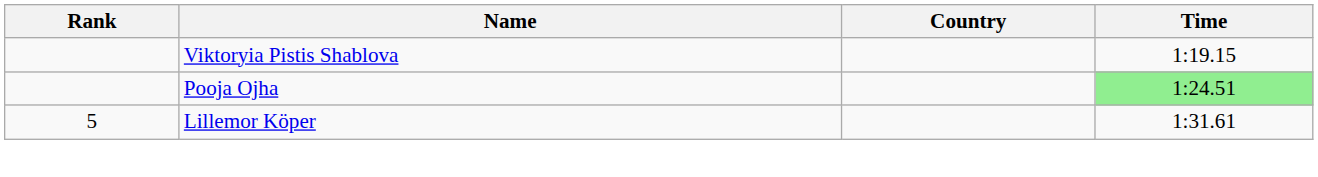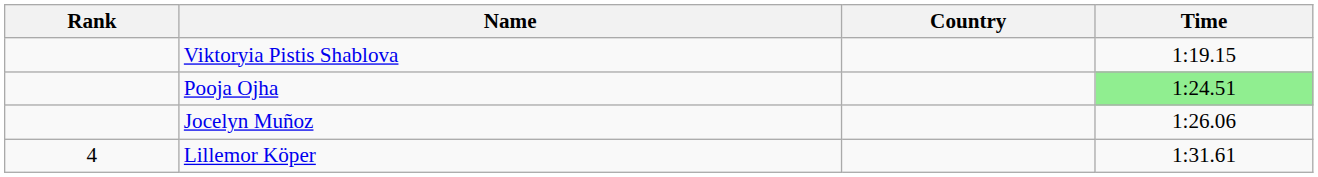+ row: (249, 121)
(92, 121) 5 -> (92, 155) 4
